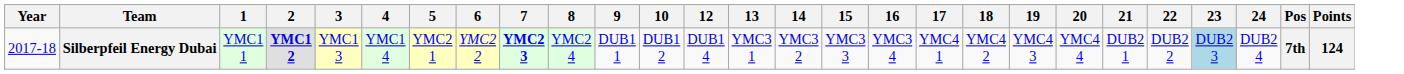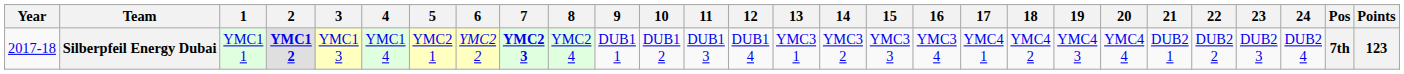+ column: (706, 15)
(1214, 48) lightblue background -> (1259, 48) no background
(1332, 48) 124 -> (1377, 48) 123
